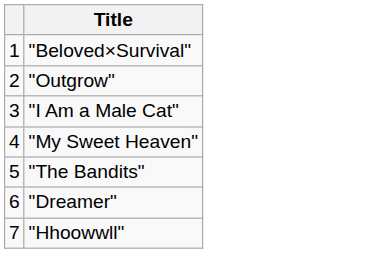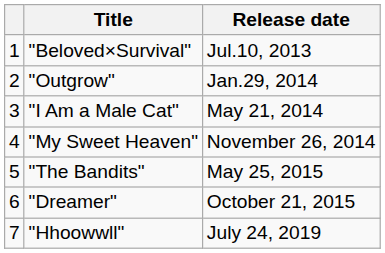+ column: (291, 19)
